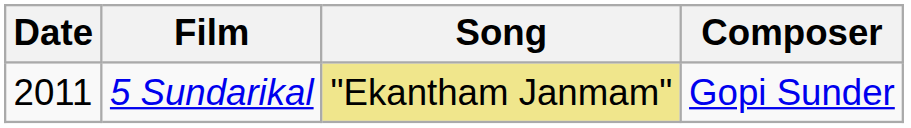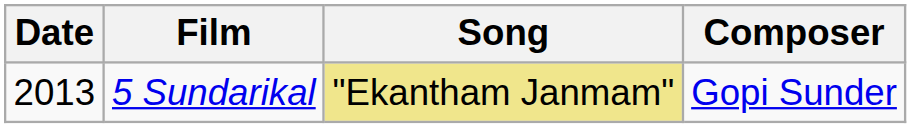(53, 91) 2011 -> (54, 91) 2013
